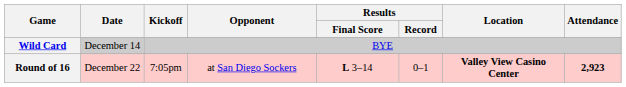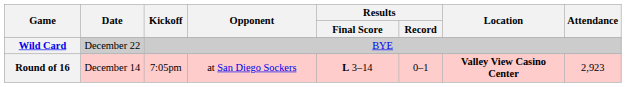(112, 45) December 14 -> (112, 45) December 22
(112, 68) December 22 -> (112, 68) December 14
(593, 68) bold -> (593, 68) normal
